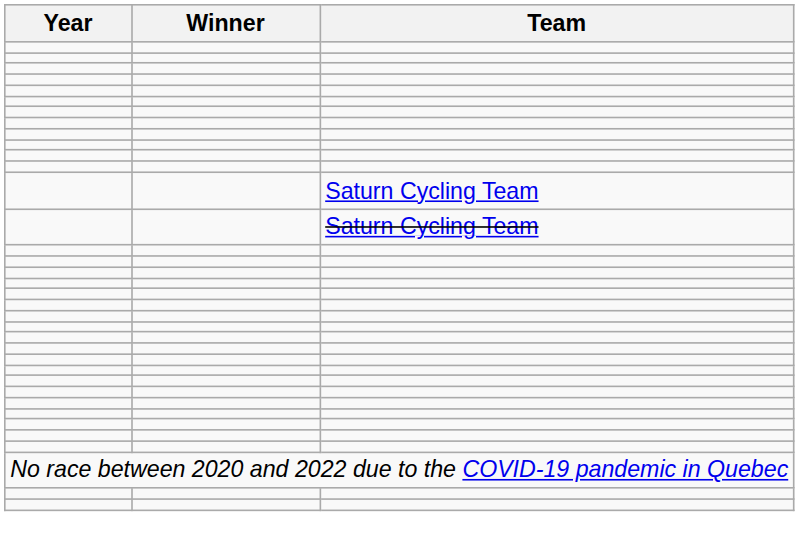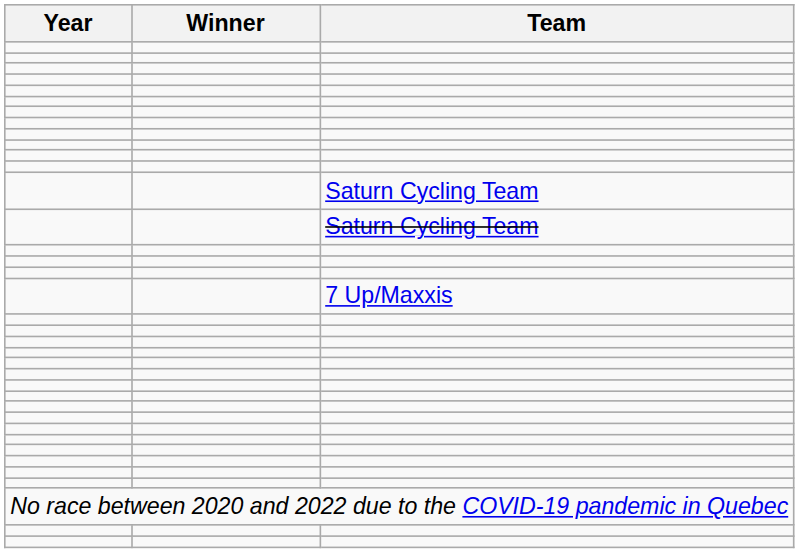+ row: (68, 296)
